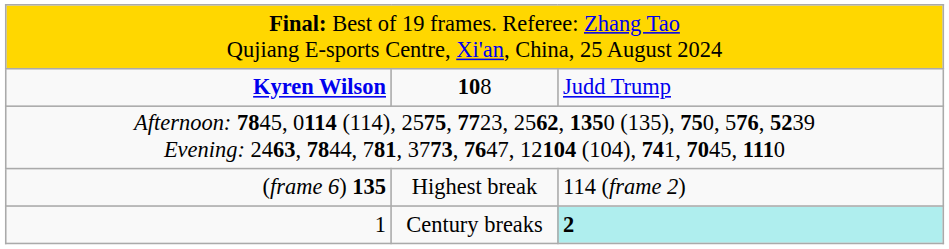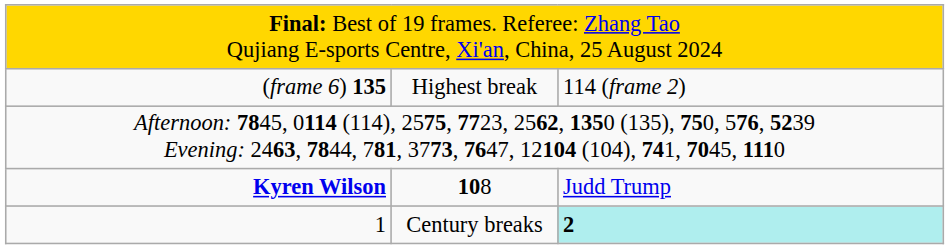rows swapped: (320, 86) <-> (324, 187)
